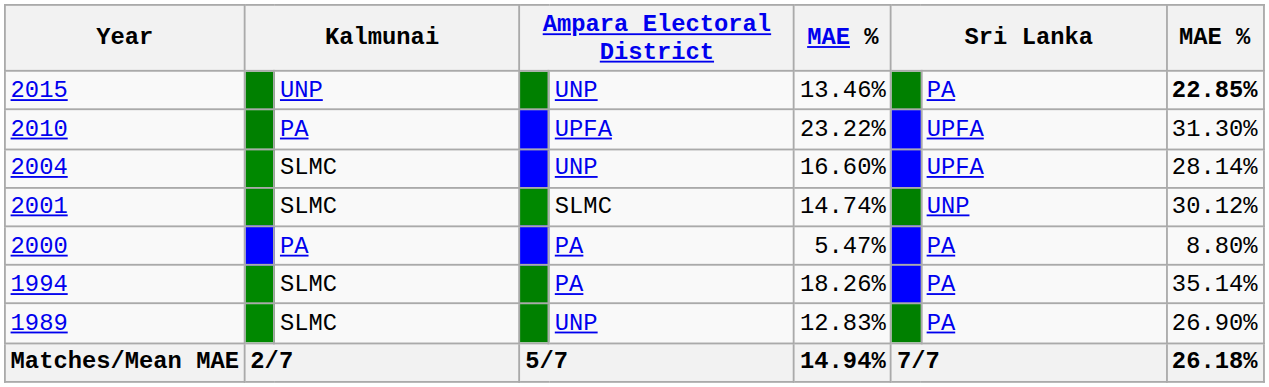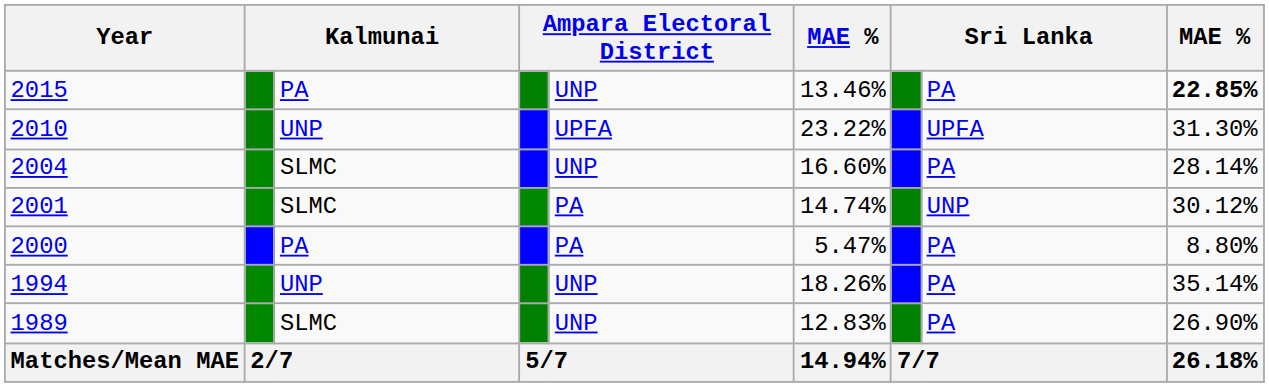(301, 91) UNP -> (294, 91) PA
(294, 129) PA -> (301, 129) UNP
(955, 168) UPFA -> (941, 168) PA
(583, 207) SLMC -> (569, 207) PA
(309, 284) SLMC -> (301, 284) UNP
(569, 284) PA -> (576, 284) UNP
